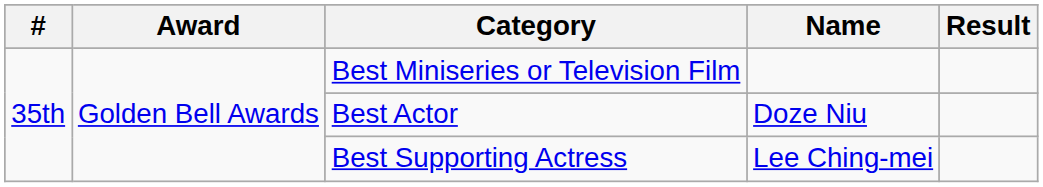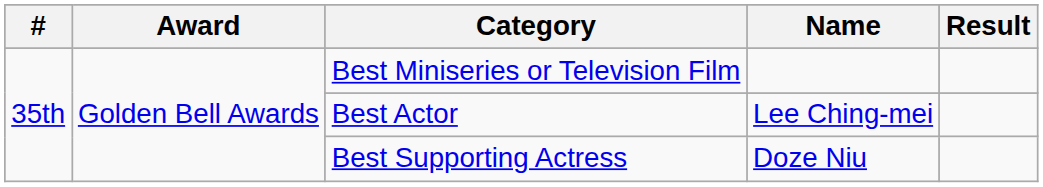(810, 114) Doze Niu -> (843, 114) Lee Ching-mei
(843, 158) Lee Ching-mei -> (810, 158) Doze Niu
